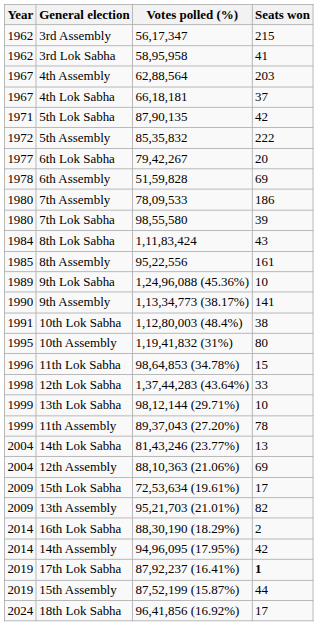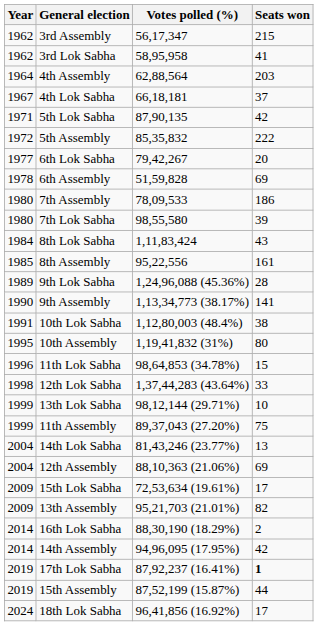(20, 76) 1967 -> (20, 76) 1964
(261, 281) 10 -> (261, 281) 28
(261, 425) 78 -> (261, 425) 75
